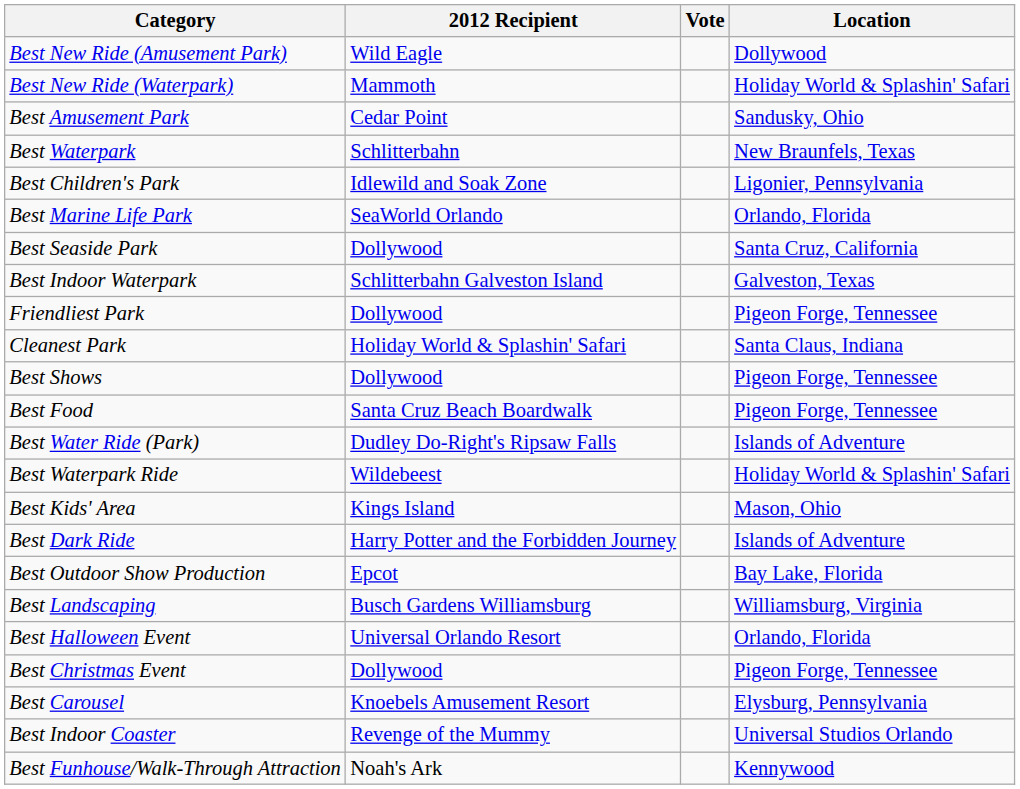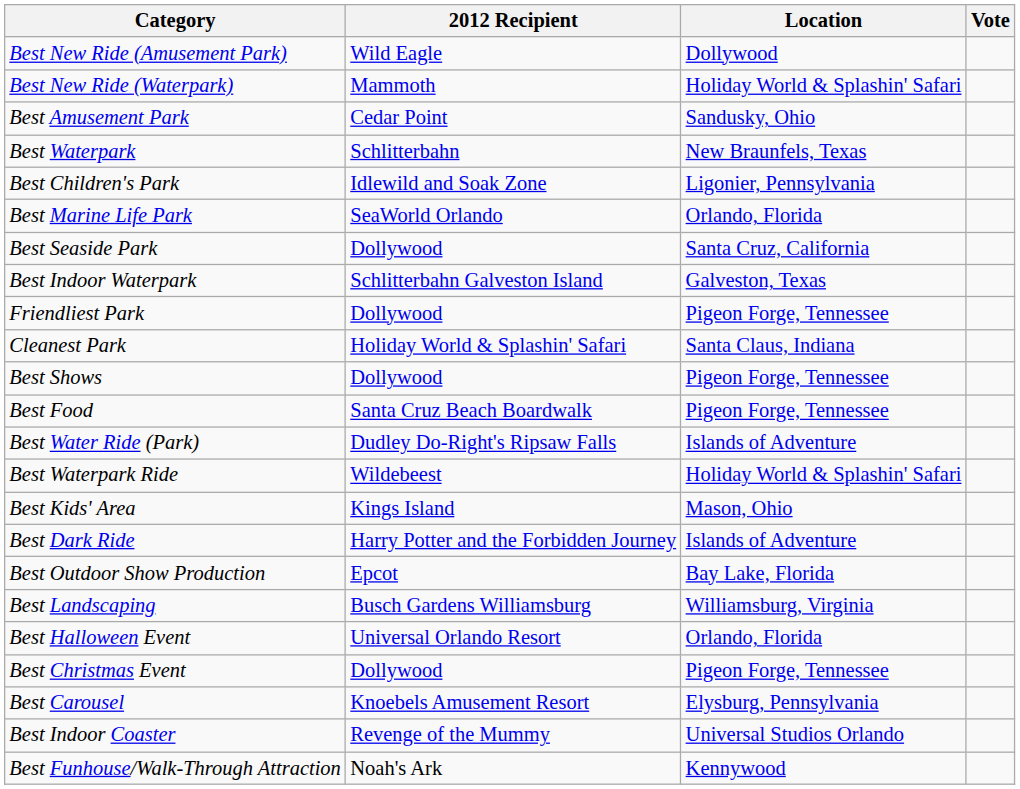columns swapped: (872, 20) <-> (705, 20)
